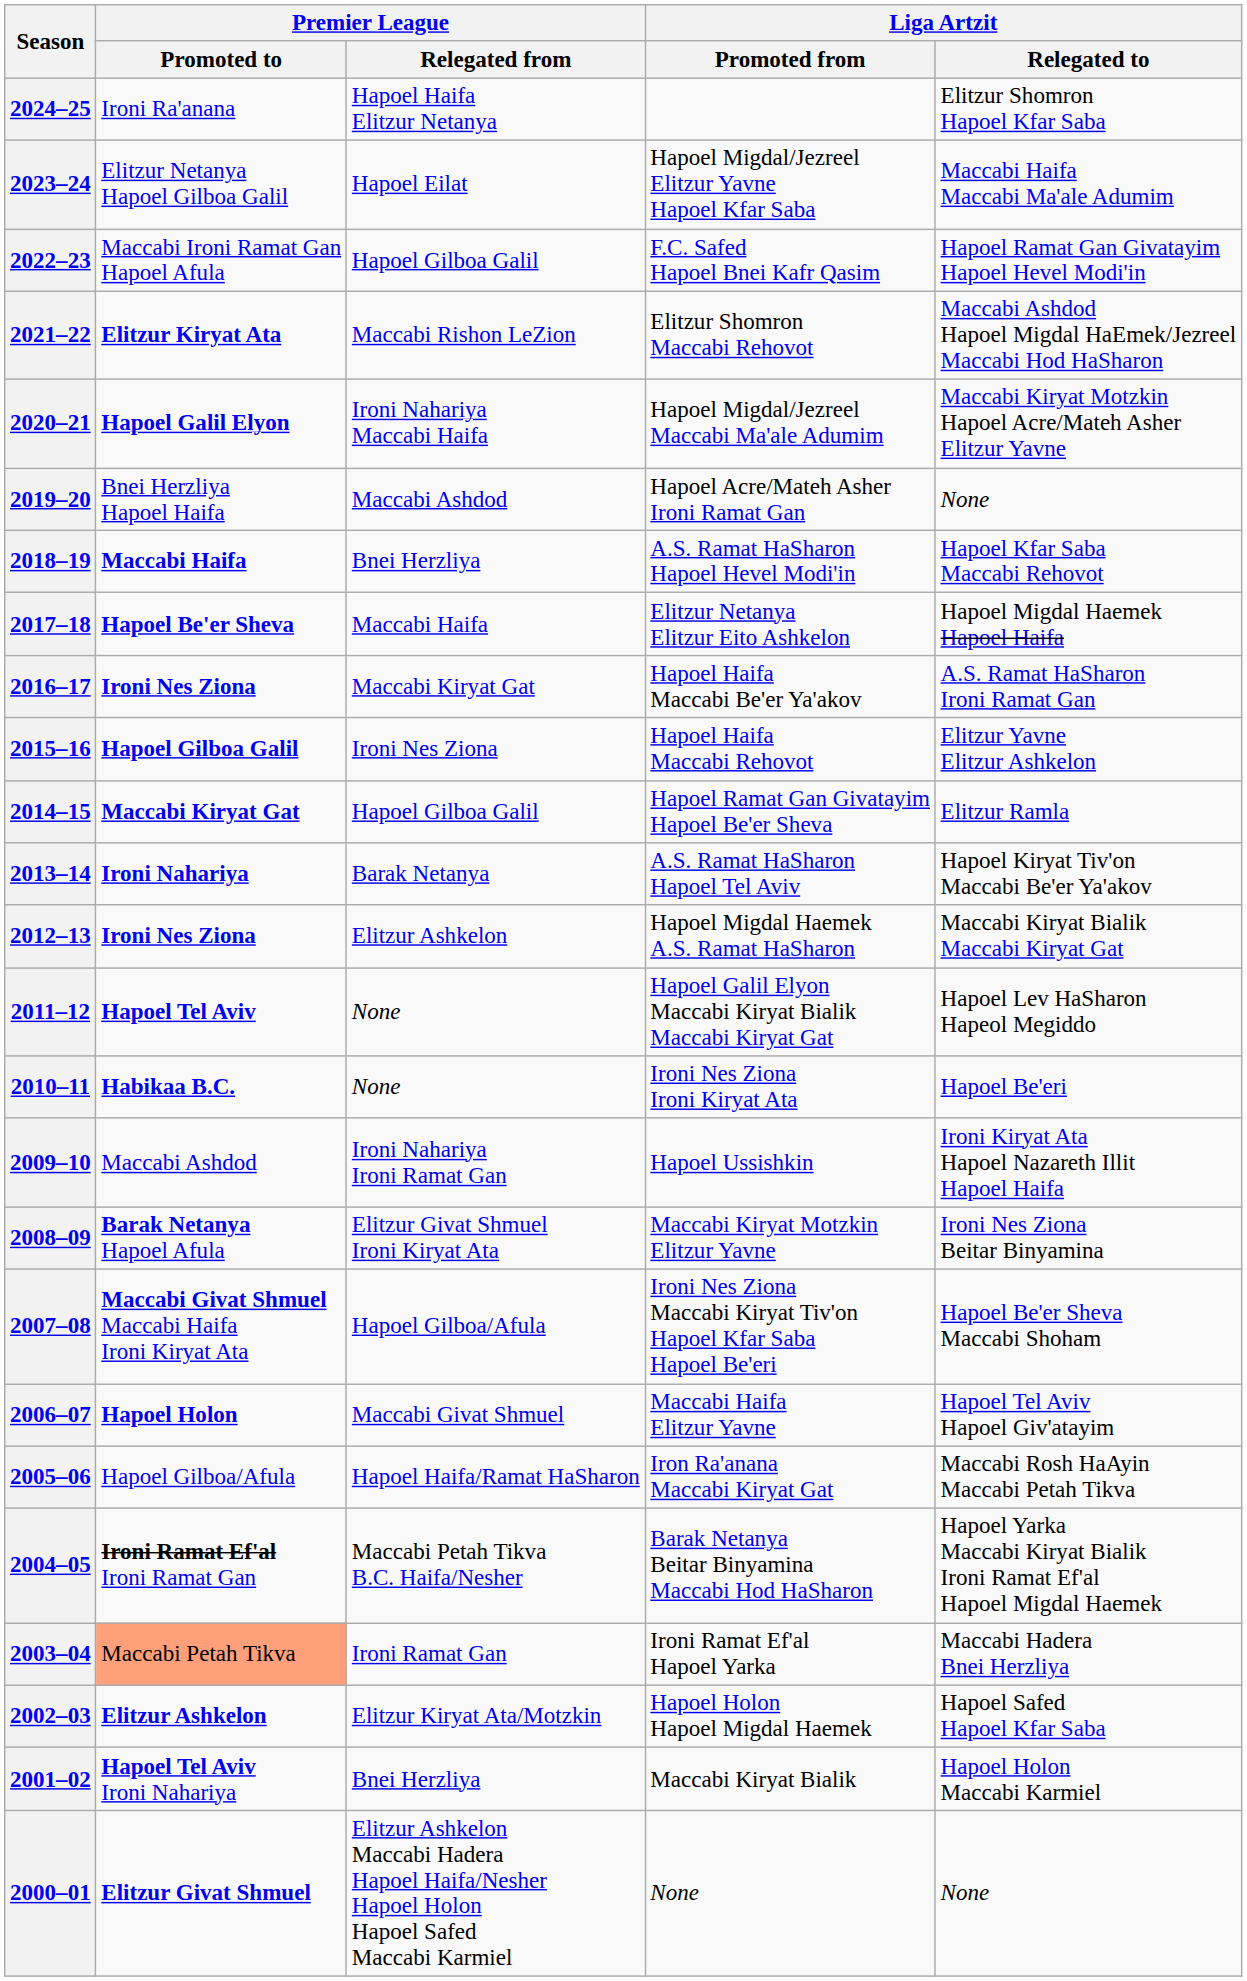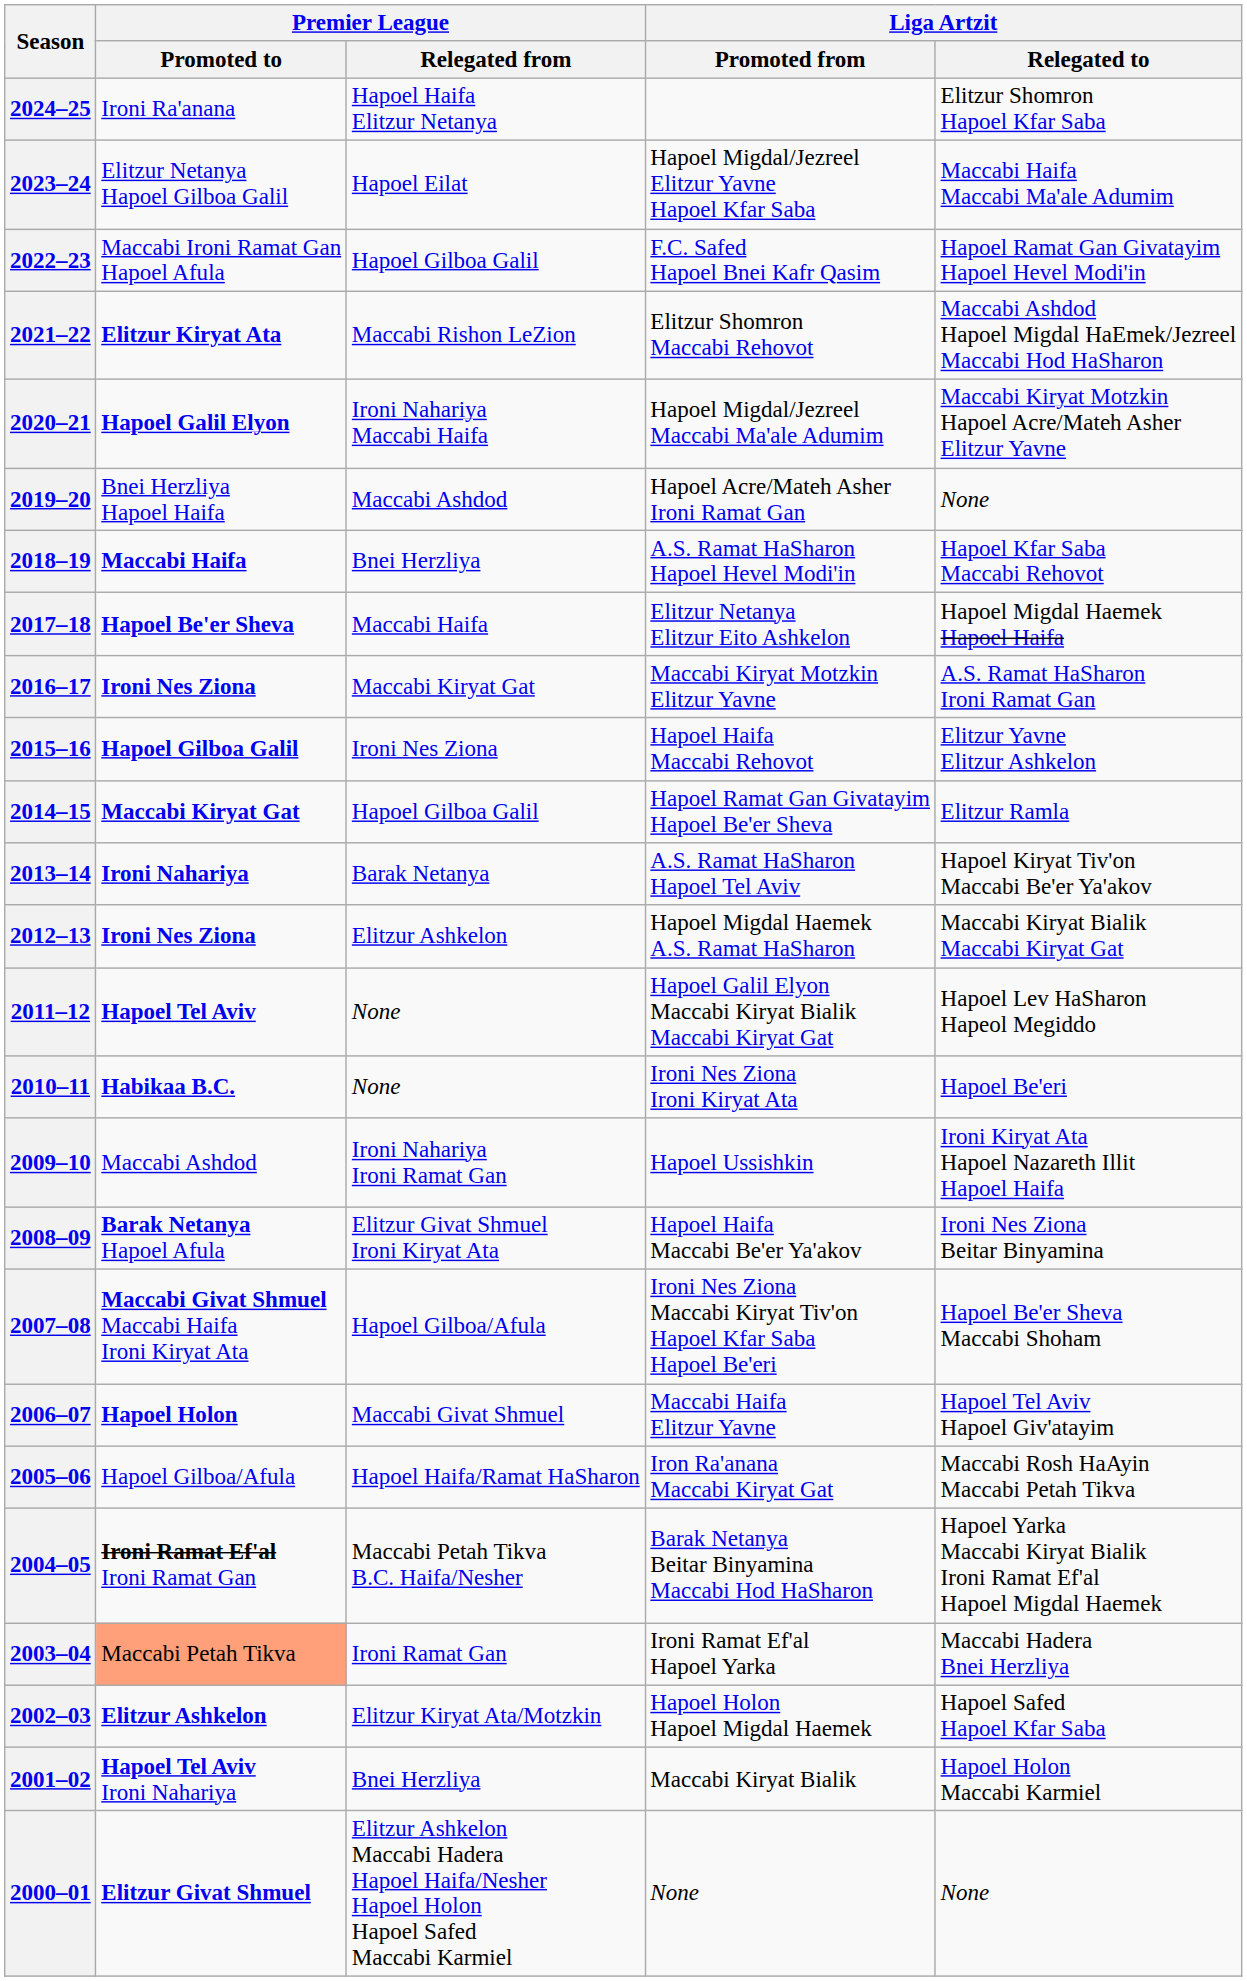(756, 686) Hapoel Haifa Maccabi Be'er Ya'akov -> (764, 686) Maccabi Kiryat Motzkin Elitzur Yavne
(764, 1237) Maccabi Kiryat Motzkin Elitzur Yavne -> (756, 1237) Hapoel Haifa Maccabi Be'er Ya'akov
